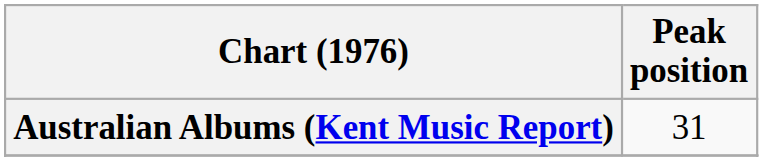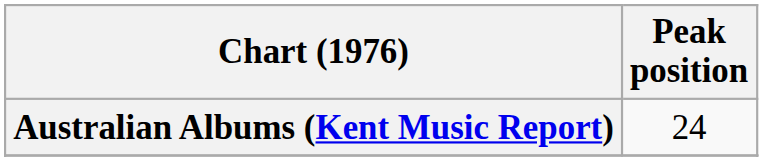(689, 126) 31 -> (689, 126) 24
